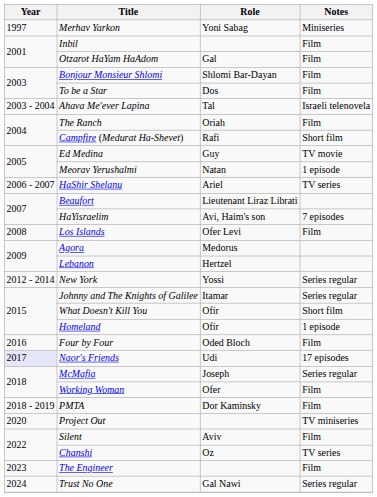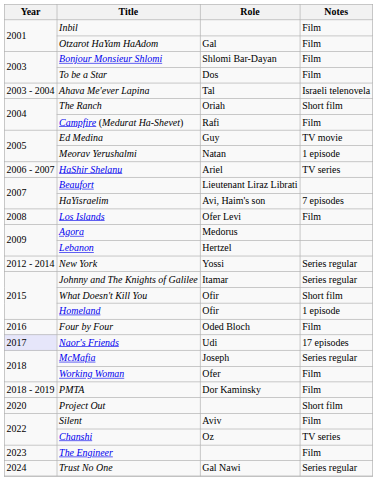- row: (90, 28)
(312, 122) Film -> (322, 106) Short film
(322, 138) Short film -> (312, 122) Film
(330, 421) TV miniseries -> (322, 405) Short film
